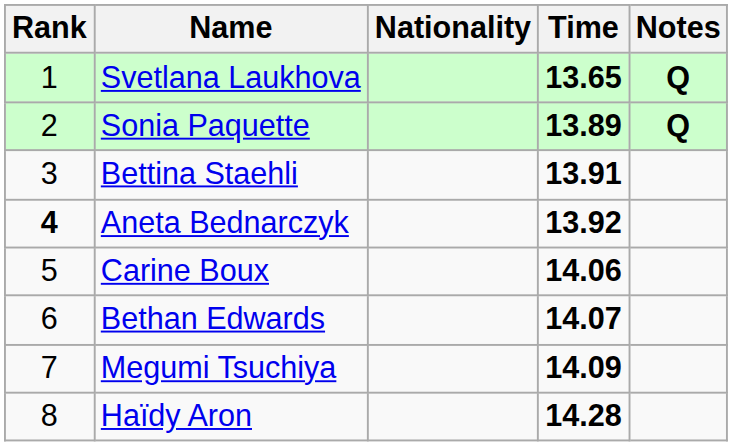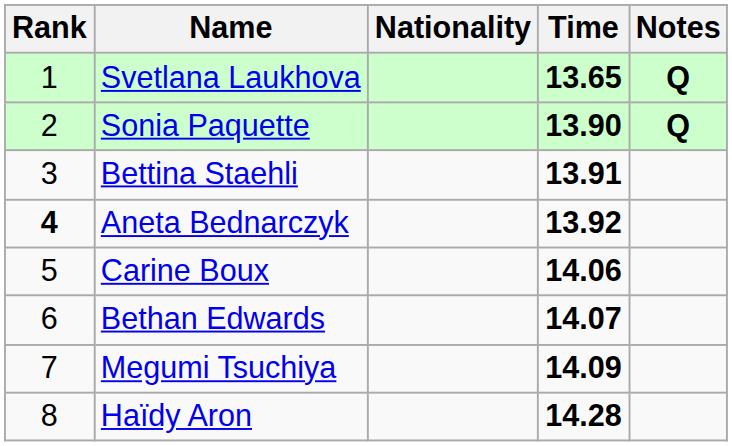(583, 125) 13.89 -> (583, 125) 13.90
